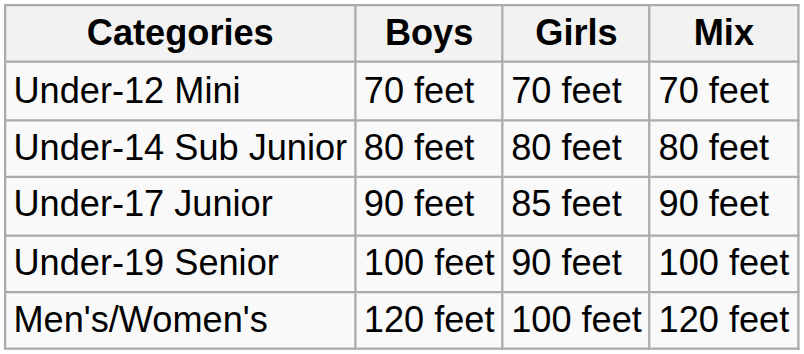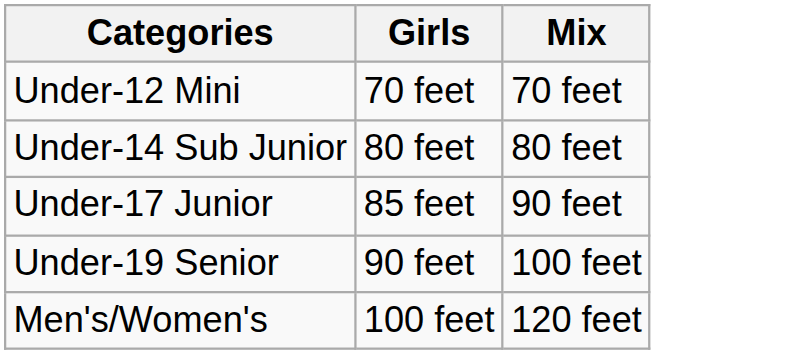- column: (429, 33)
